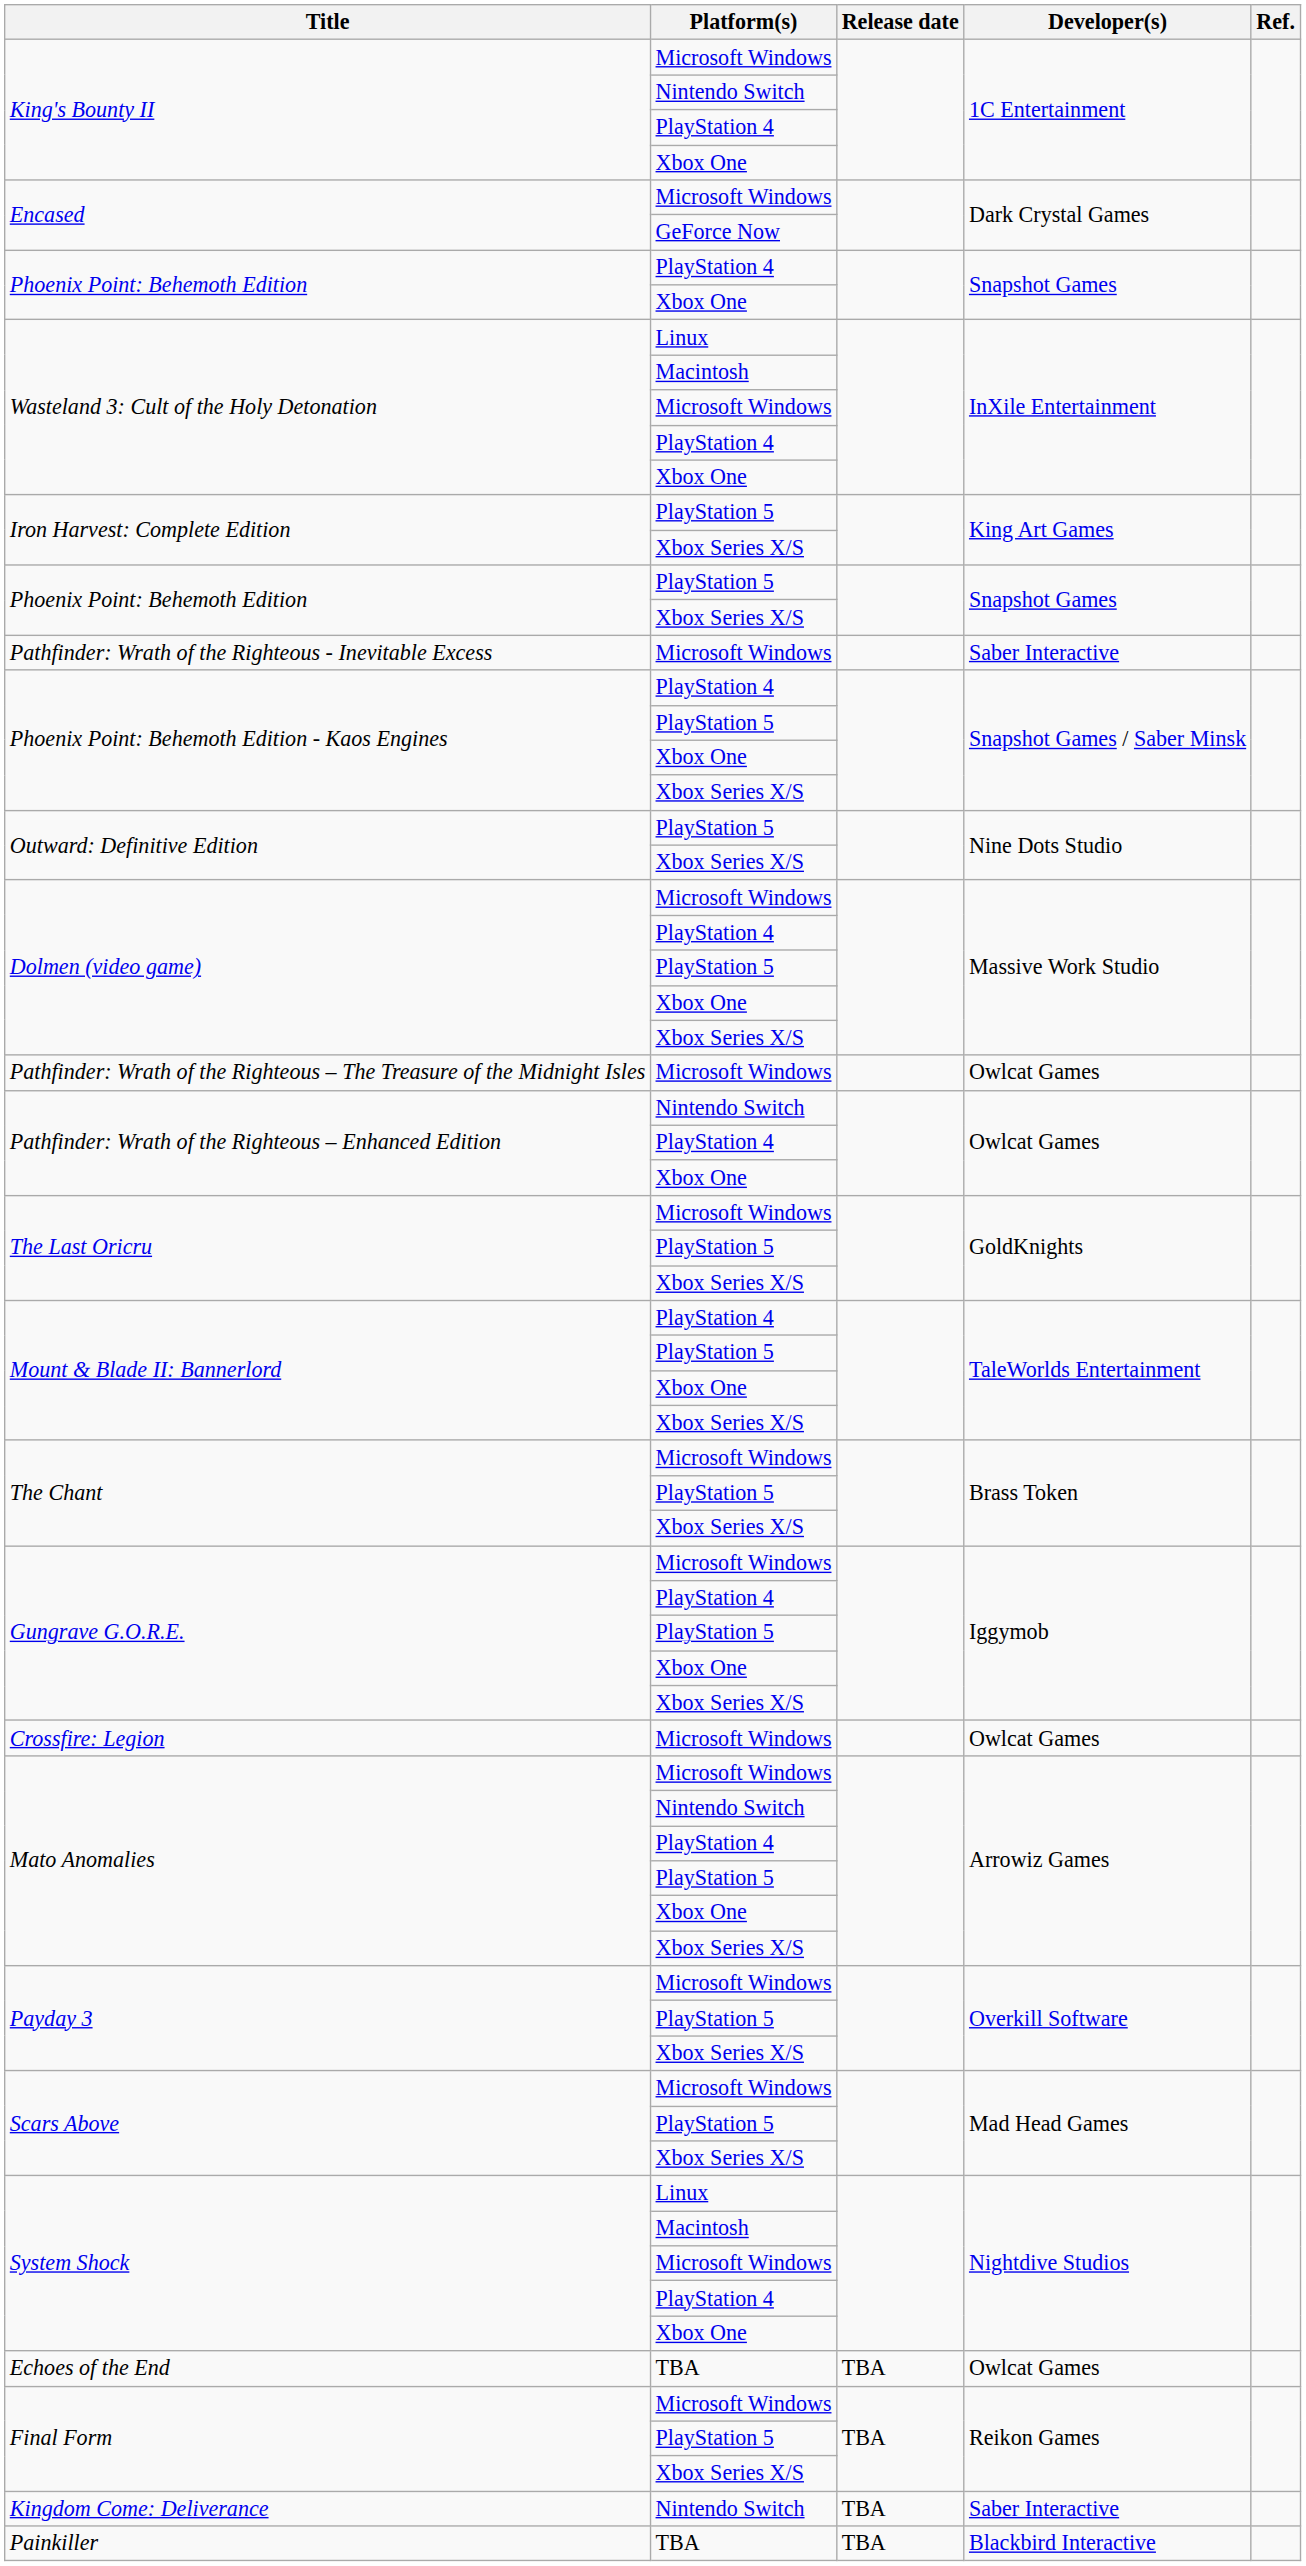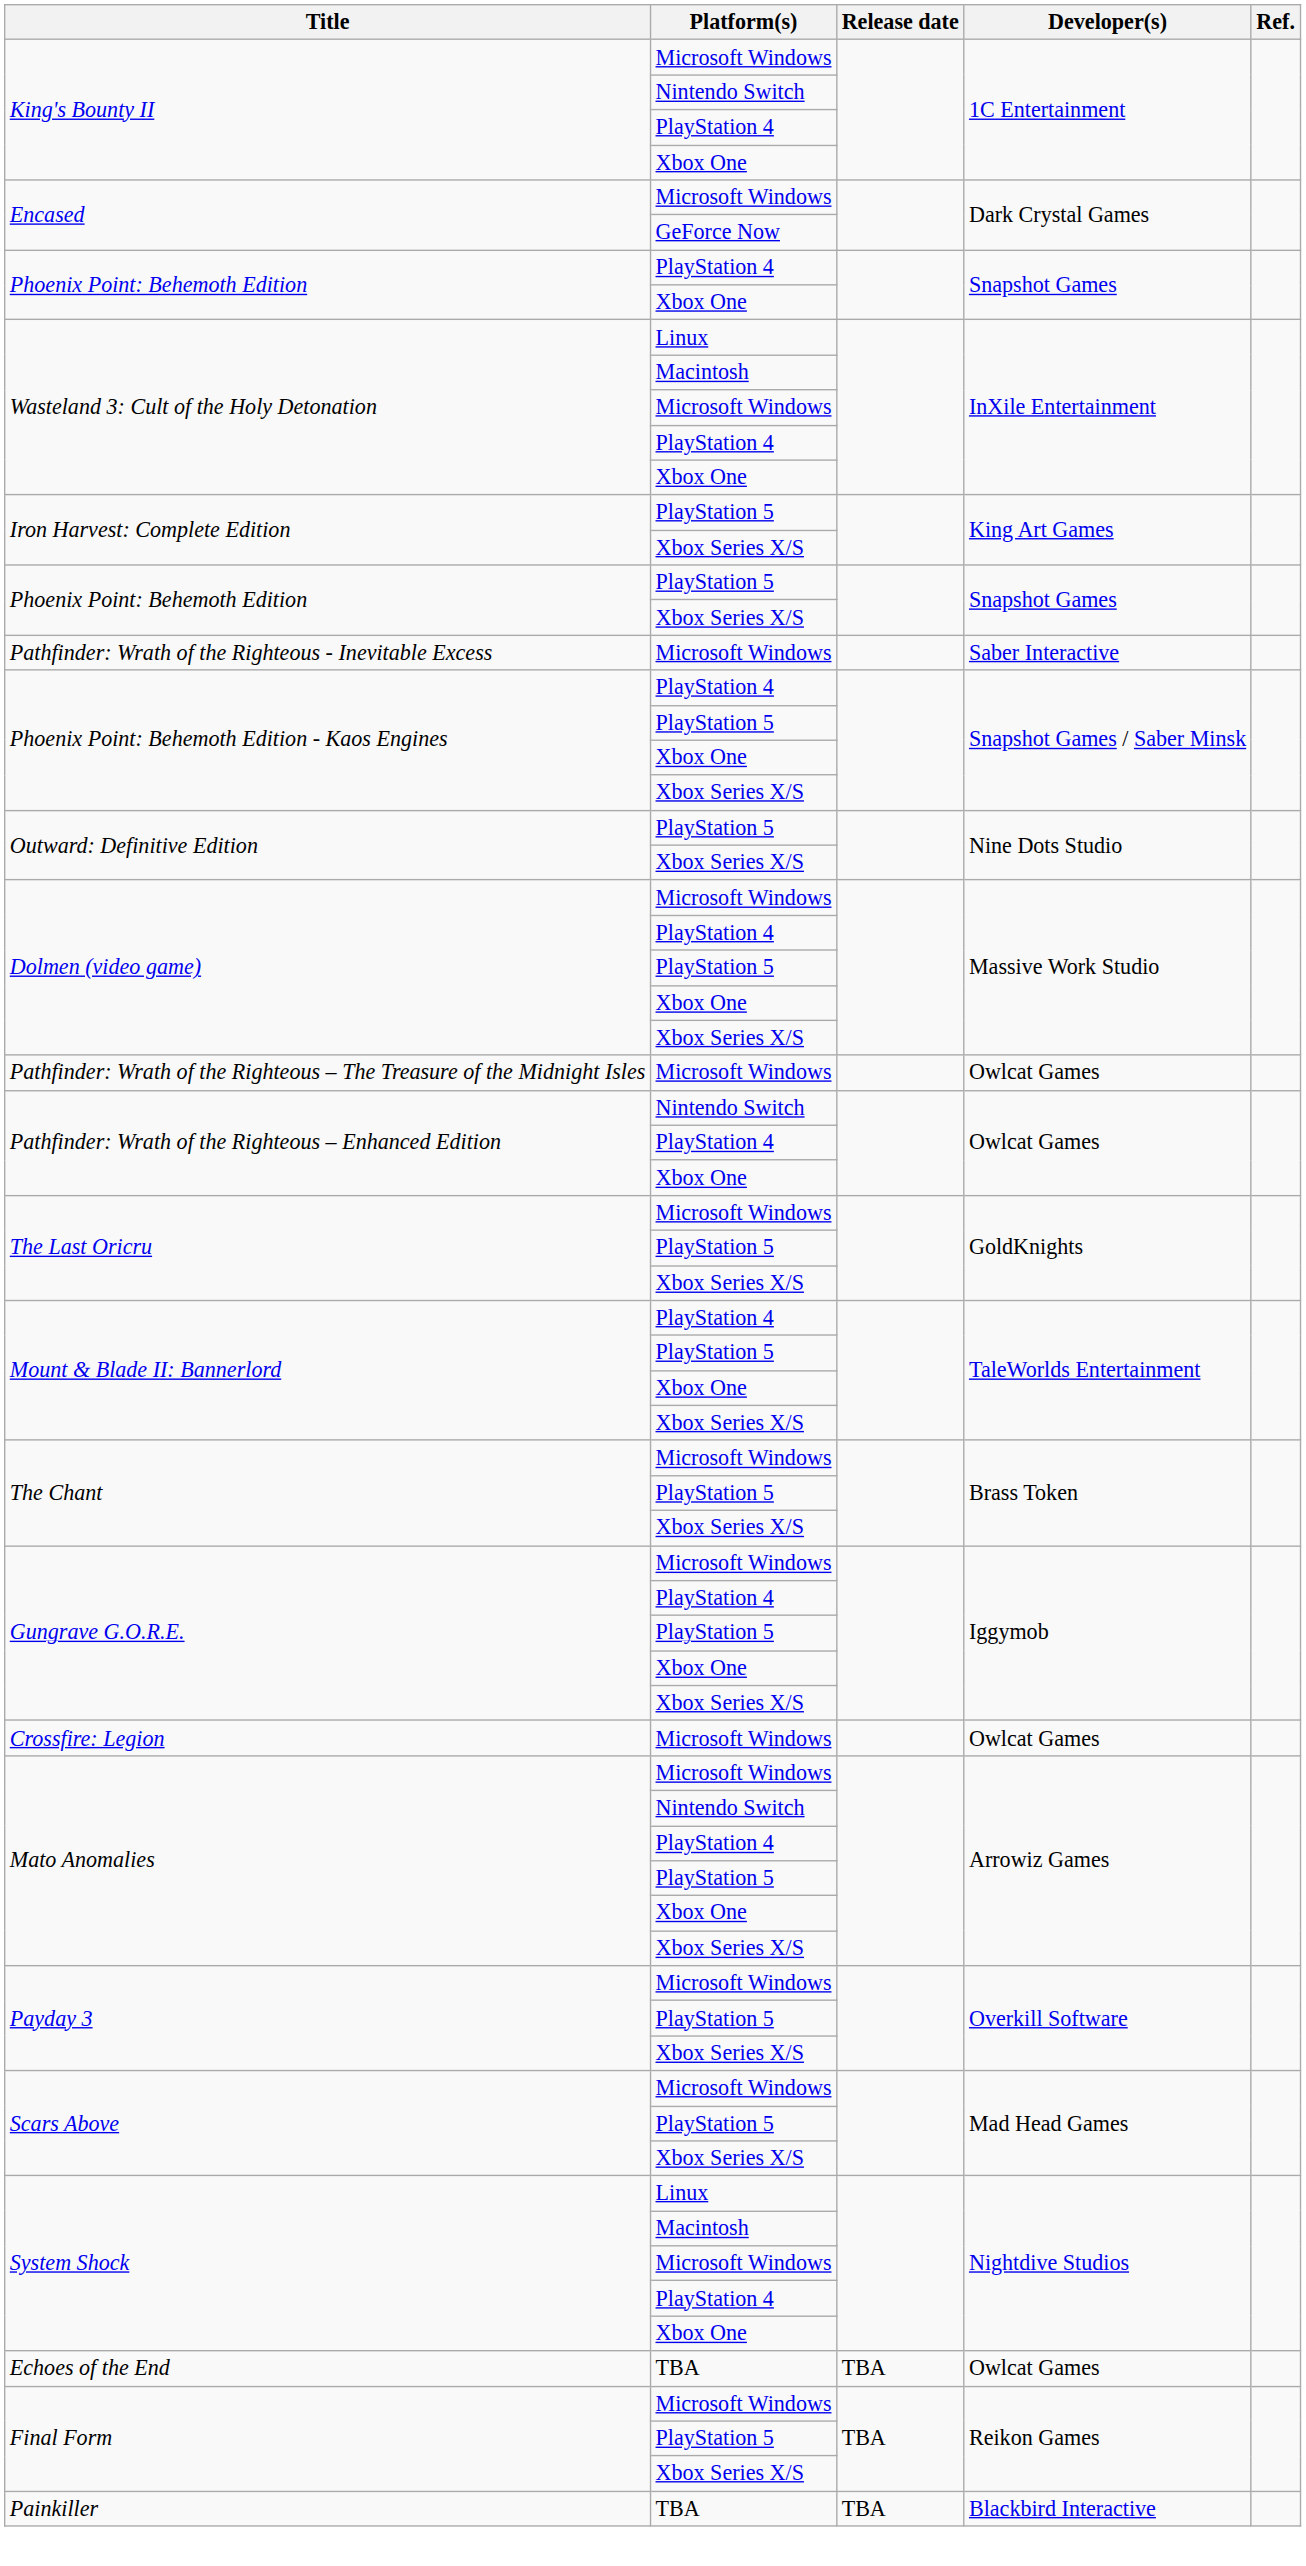- row: (139, 2508)
